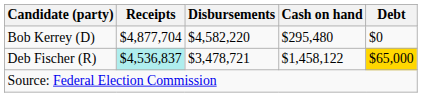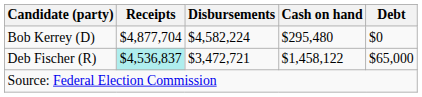(219, 37) $4,582,220 -> (219, 37) $4,582,224
(219, 59) $3,478,721 -> (219, 59) $3,472,721
(391, 59) gold background -> (391, 59) no background
